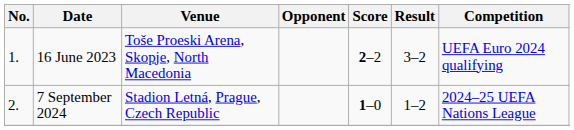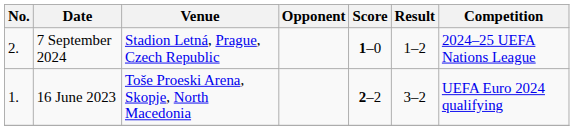rows swapped: (76, 56) <-> (74, 105)
